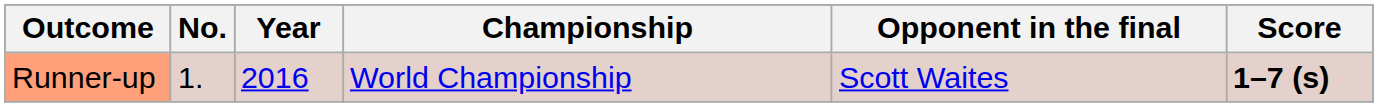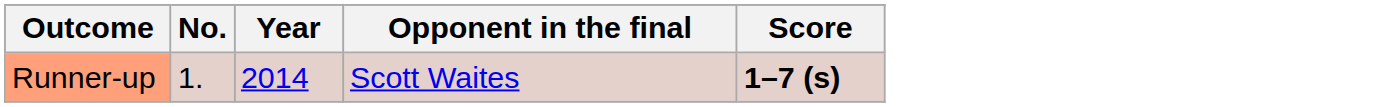- column: (587, 28)
(275, 76) 2016 -> (275, 76) 2014
